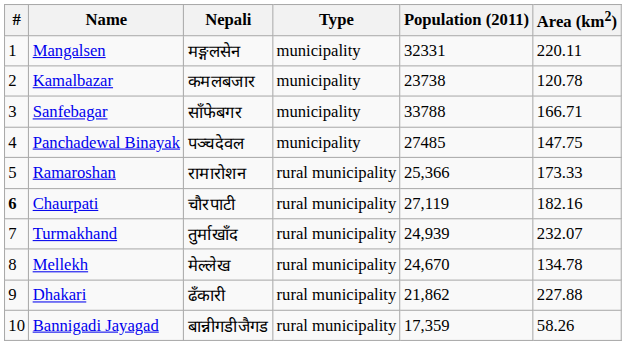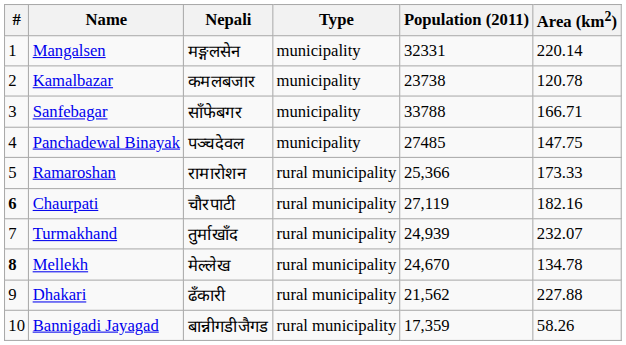(559, 50) 220.11 -> (560, 50) 220.14
(13, 264) normal -> (13, 264) bold
(427, 295) 21,862 -> (427, 295) 21,562
